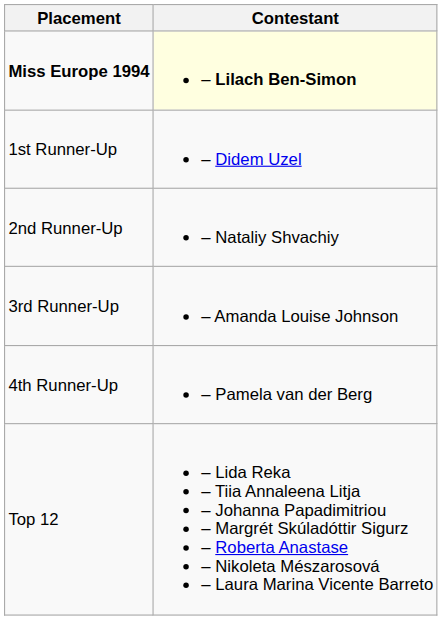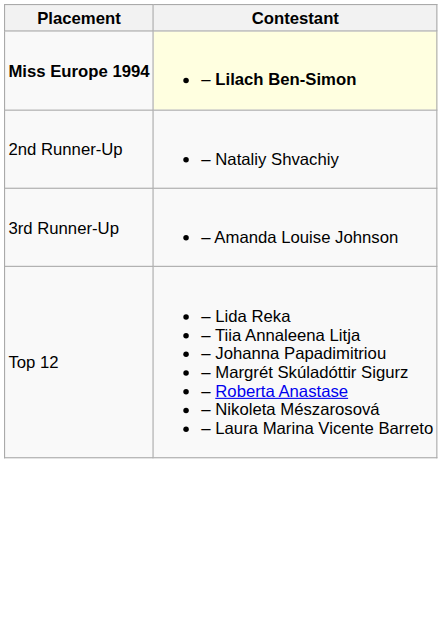- row: (63, 149)
- row: (63, 385)
